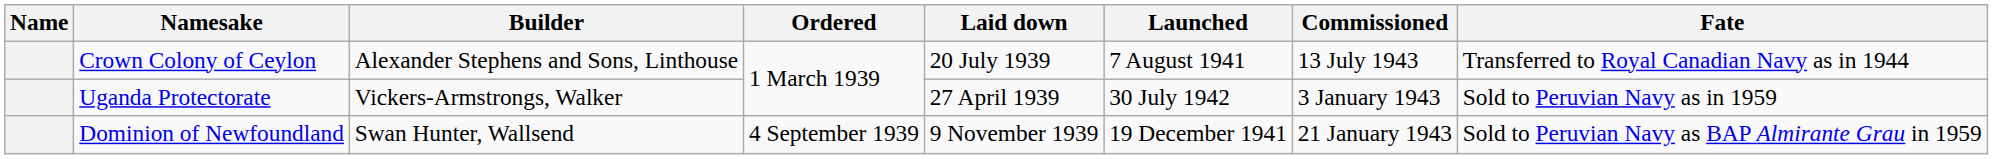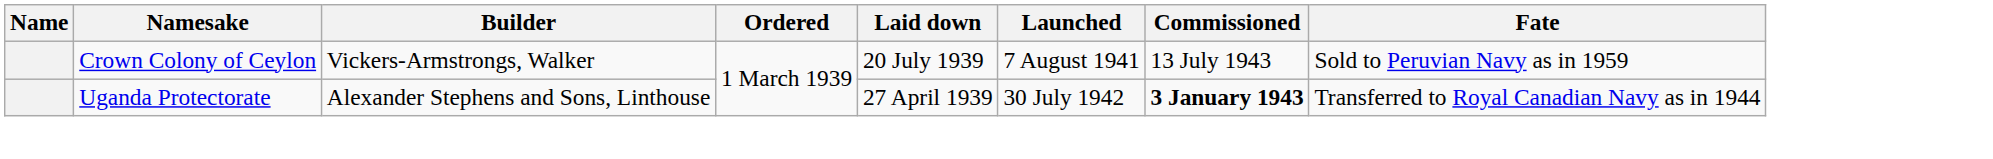(546, 60) Alexander Stephens and Sons, Linthouse -> (461, 60) Vickers-Armstrongs, Walker
(1686, 60) Transferred to Royal Canadian Navy as in 1944 -> (1471, 60) Sold to Peruvian Navy as in 1959
(488, 97) Vickers-Armstrongs, Walker -> (519, 97) Alexander Stephens and Sons, Linthouse
(1369, 97) normal -> (1227, 97) bold
(1620, 97) Sold to Peruvian Navy as in 1959 -> (1537, 97) Transferred to Royal Canadian Navy as in 1944
- row: (212, 134)
